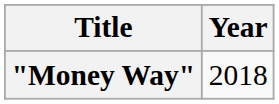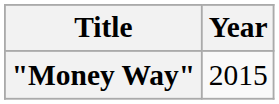(238, 74) 2018 -> (238, 74) 2015
